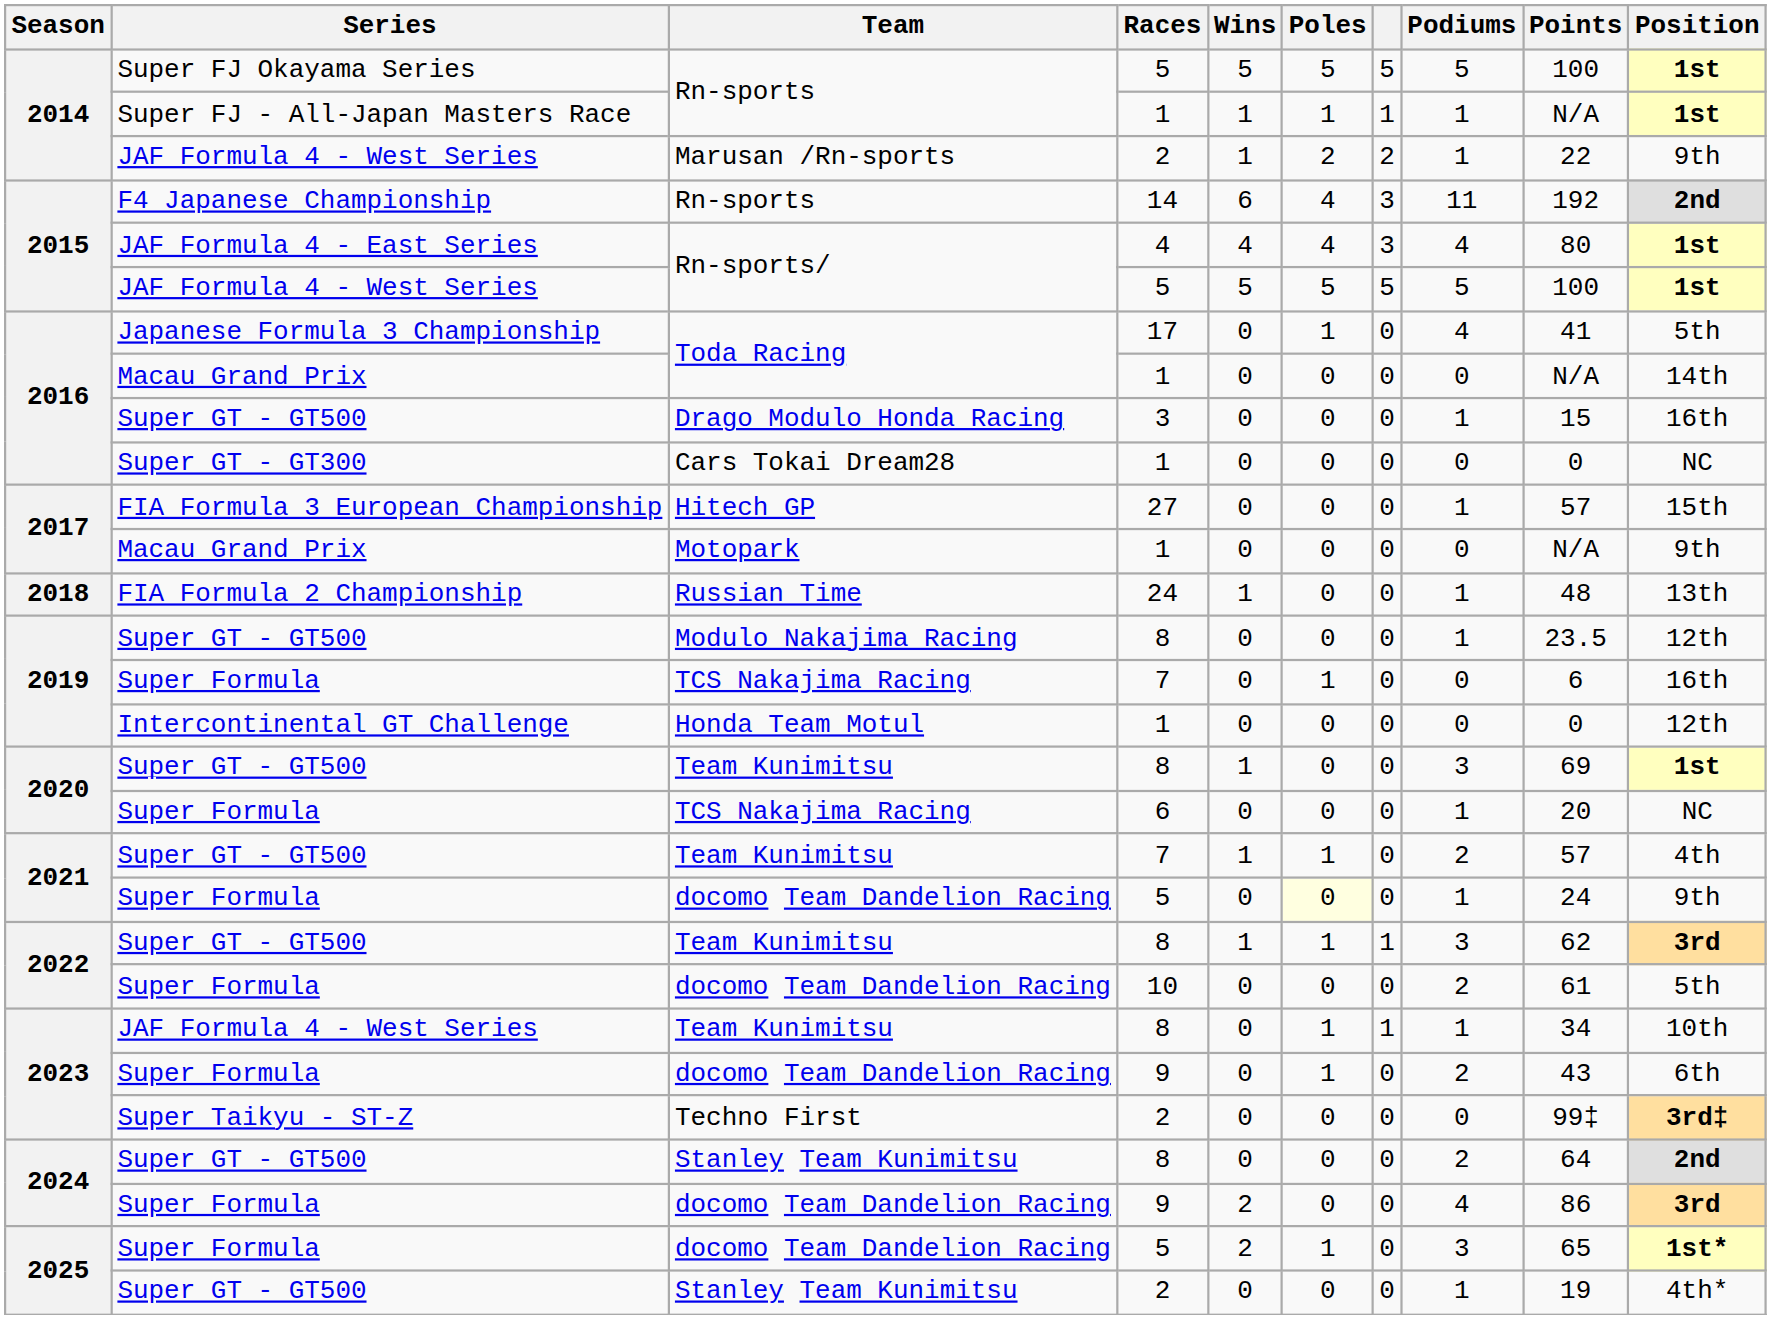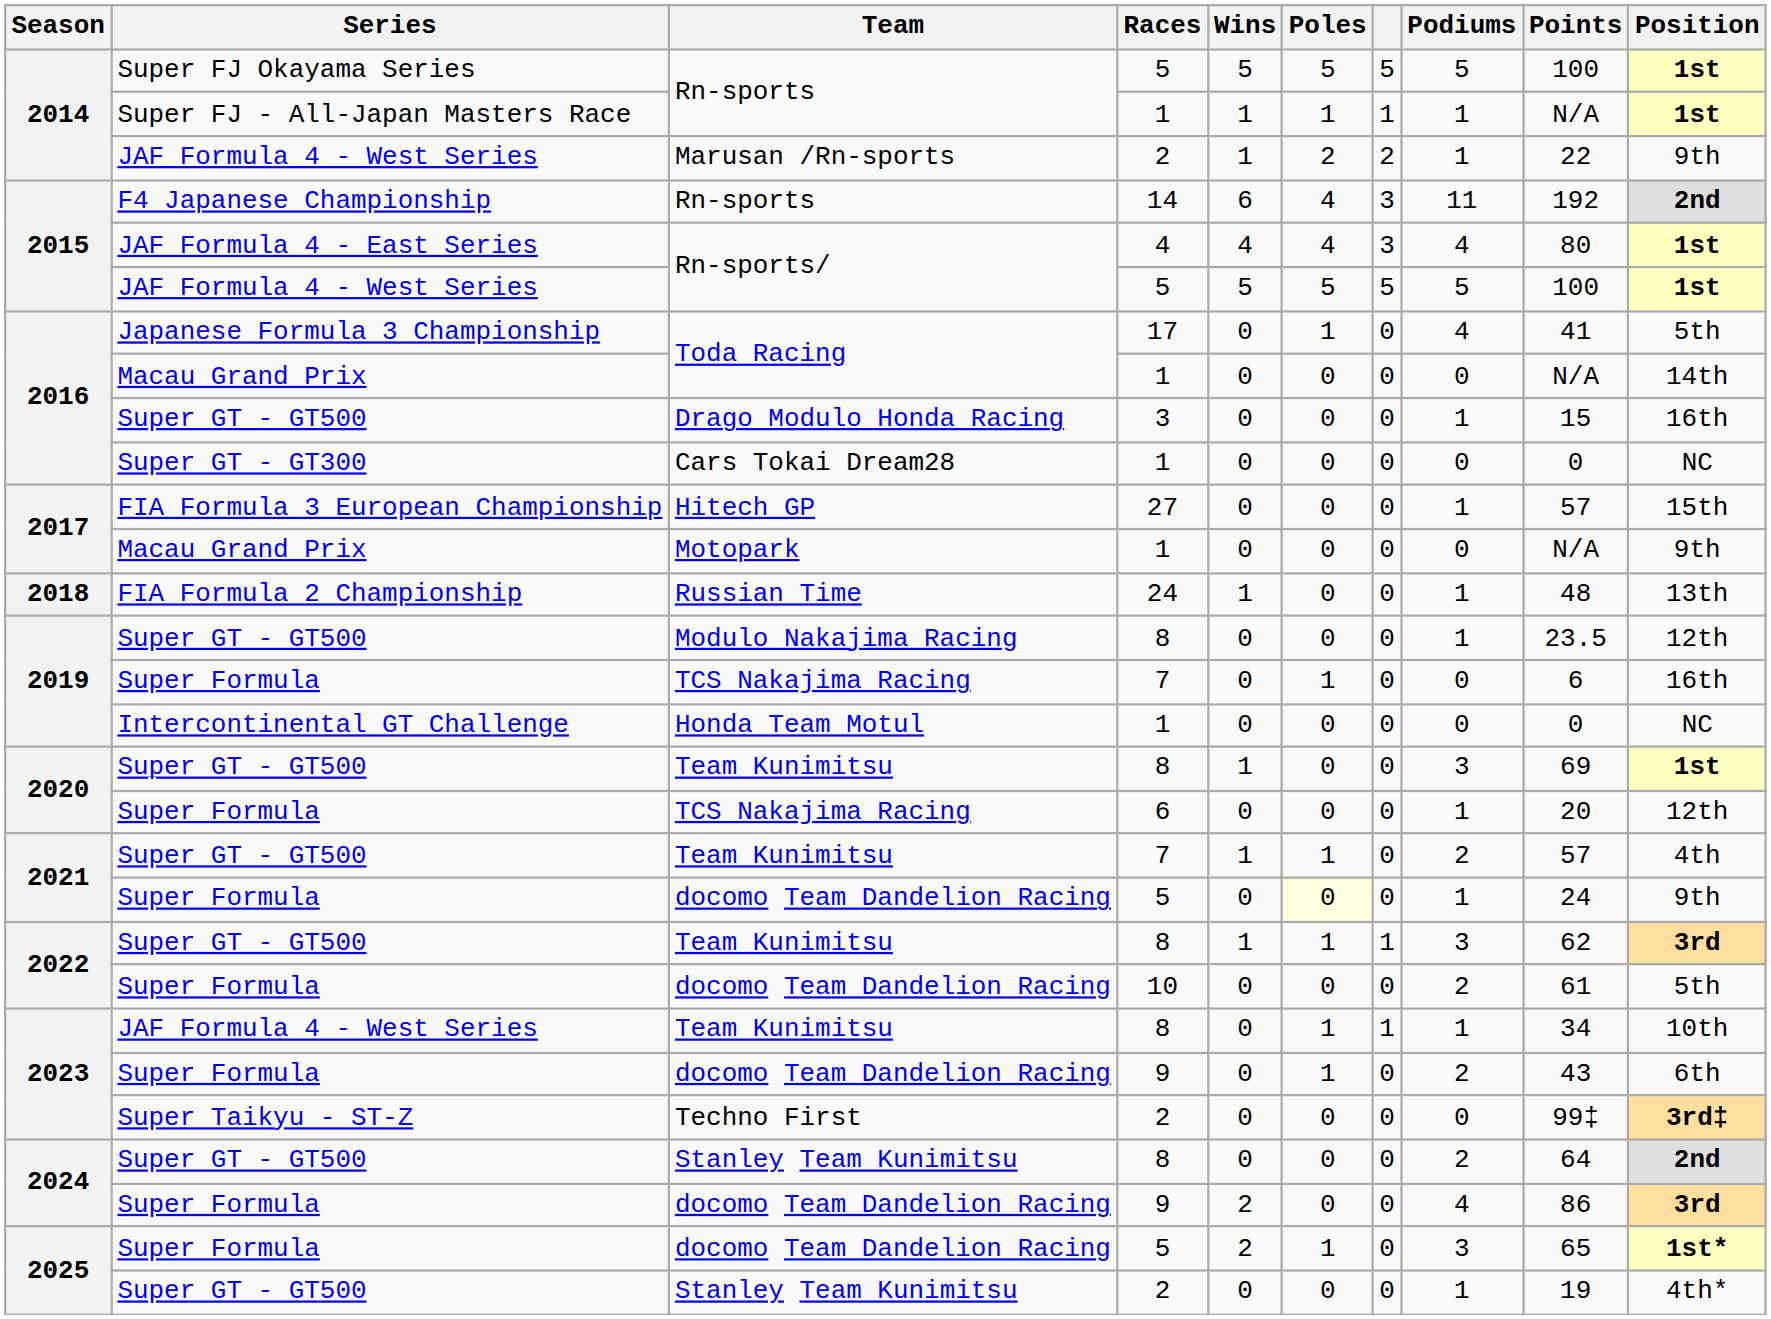(1697, 725) 12th -> (1697, 725) NC
(1697, 812) NC -> (1697, 812) 12th
